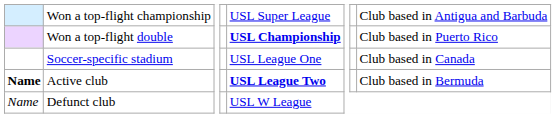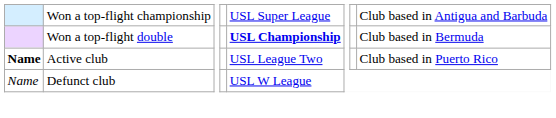(429, 36) Club based in Puerto Rico -> (422, 36) Club based in Bermuda
- row: (110, 58)
(278, 80) bold -> (276, 58) normal
(422, 80) Club based in Bermuda -> (429, 58) Club based in Puerto Rico
